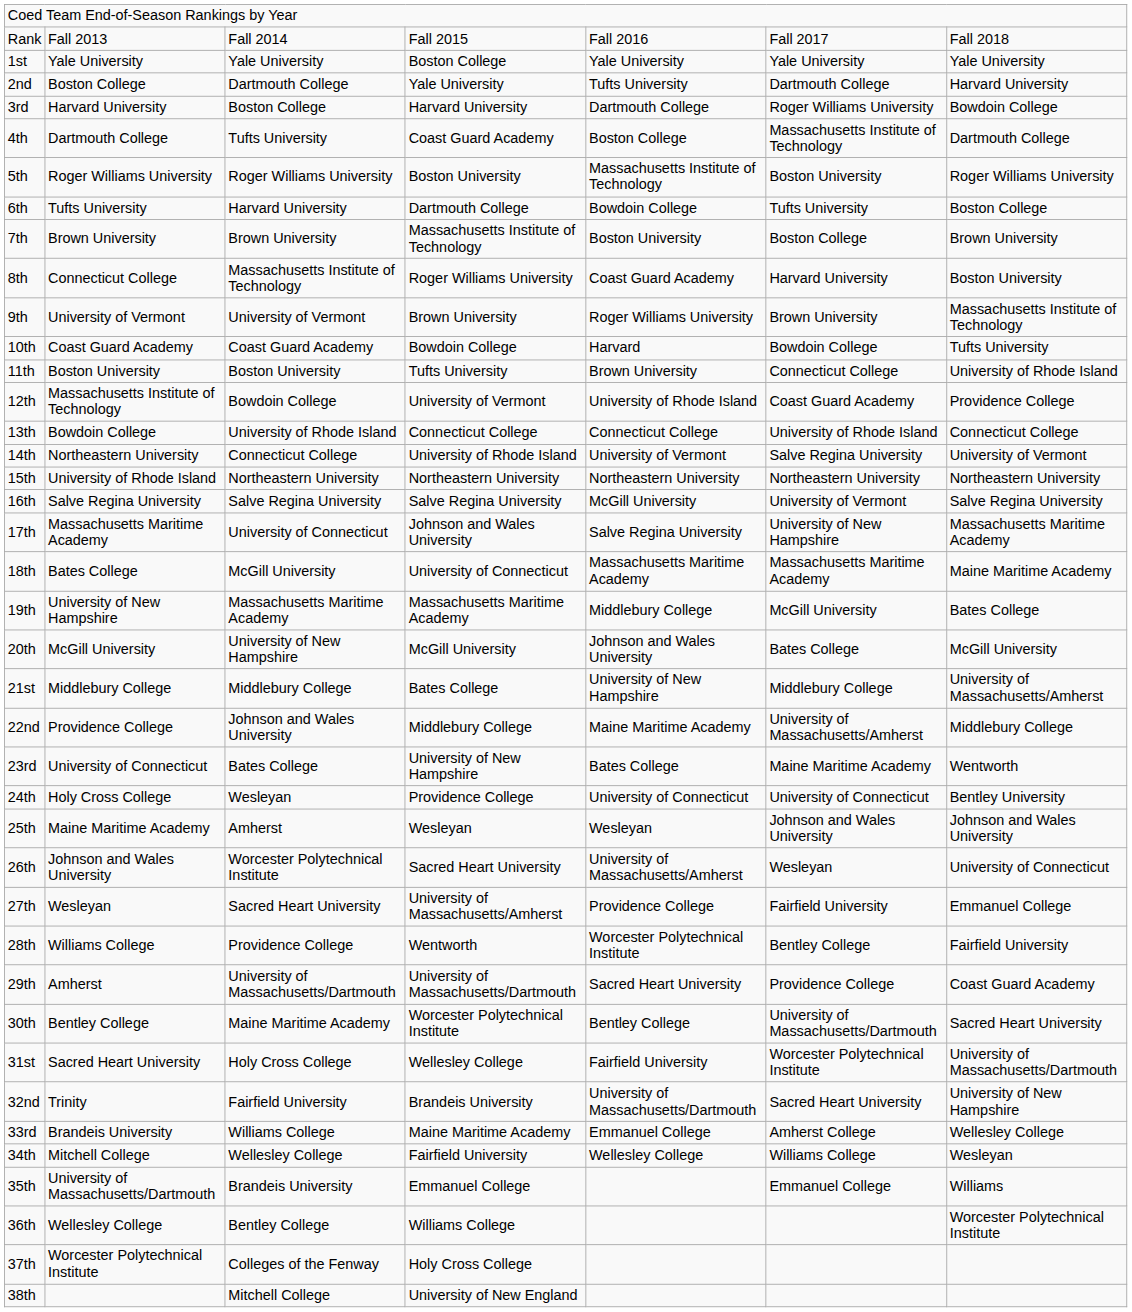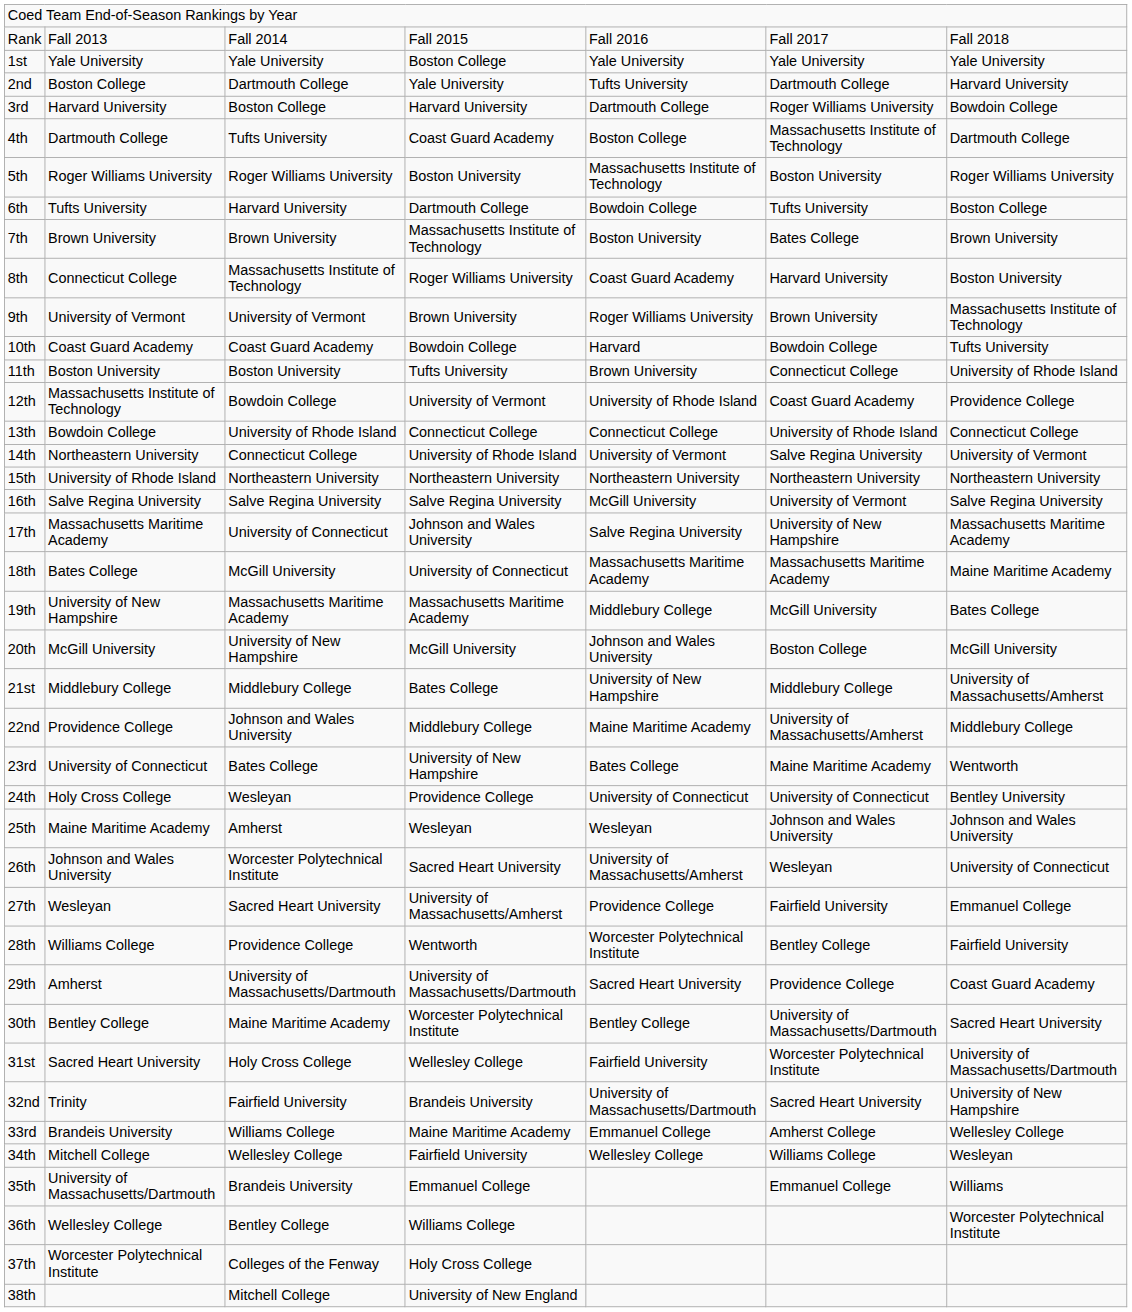(818, 239) Boston College -> (814, 239) Bates College
(814, 649) Bates College -> (818, 649) Boston College
